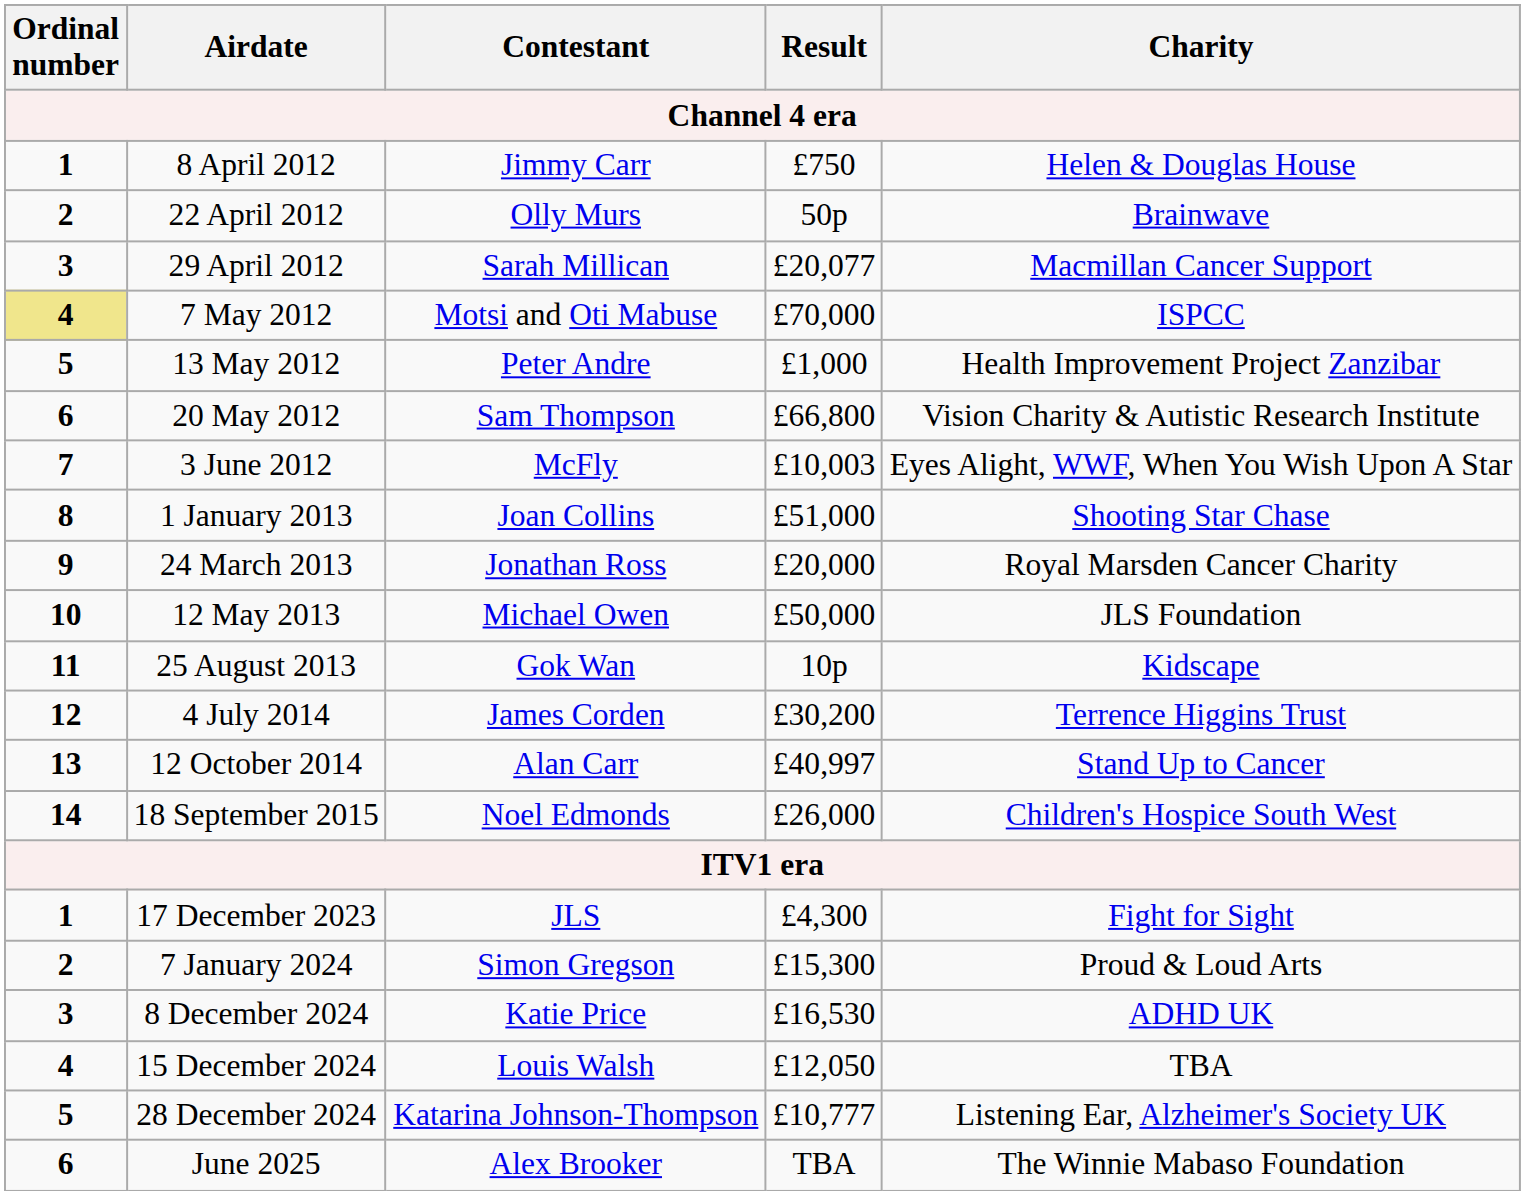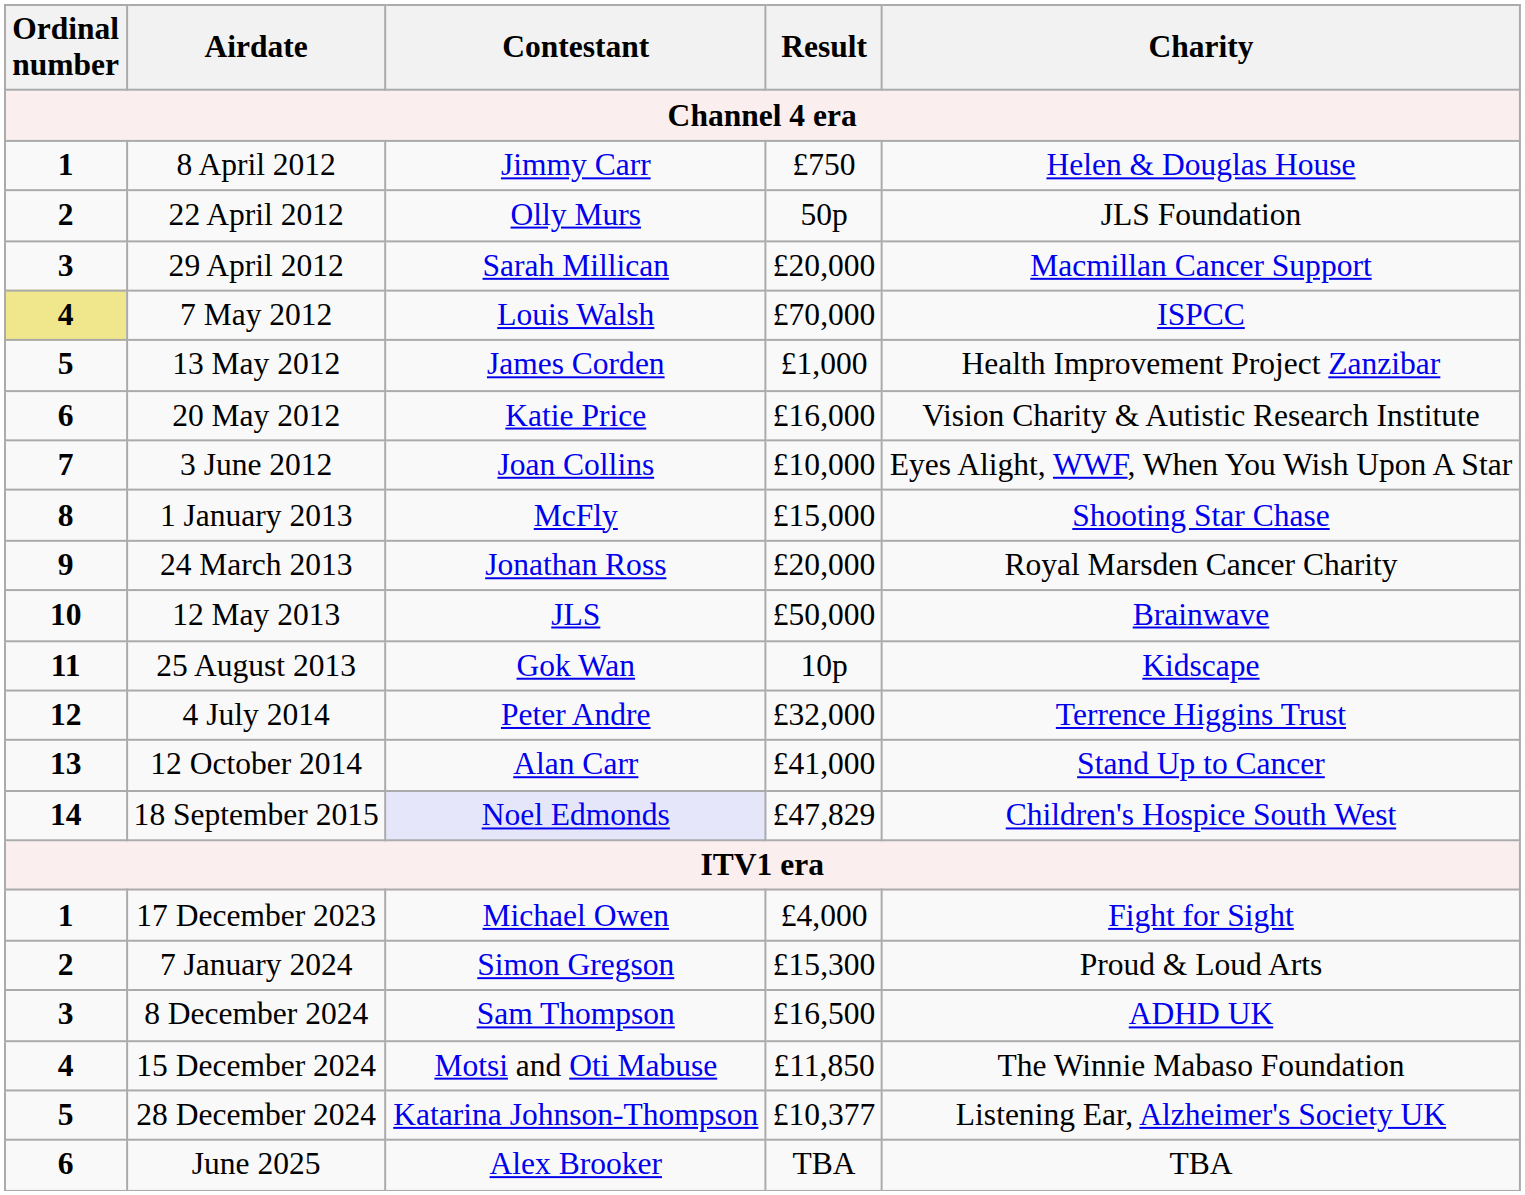(1201, 214) Brainwave -> (1201, 214) JLS Foundation
(824, 264) £20,077 -> (824, 264) £20,000
(576, 314) Motsi and Oti Mabuse -> (576, 314) Louis Walsh
(576, 364) Peter Andre -> (576, 364) James Corden
(576, 414) Sam Thompson -> (576, 414) Katie Price
(824, 414) £66,800 -> (824, 414) £16,000
(576, 464) McFly -> (576, 464) Joan Collins
(824, 464) £10,003 -> (824, 464) £10,000
(576, 514) Joan Collins -> (576, 514) McFly
(824, 514) £51,000 -> (824, 514) £15,000
(576, 614) Michael Owen -> (576, 614) JLS
(1201, 614) JLS Foundation -> (1201, 614) Brainwave
(576, 714) James Corden -> (576, 714) Peter Andre
(824, 714) £30,200 -> (824, 714) £32,000
(824, 764) £40,997 -> (824, 764) £41,000
(576, 814) no background -> (576, 814) lavender background
(824, 814) £26,000 -> (824, 814) £47,829
(576, 914) JLS -> (576, 914) Michael Owen
(824, 914) £4,300 -> (824, 914) £4,000
(576, 1014) Katie Price -> (576, 1014) Sam Thompson
(824, 1014) £16,530 -> (824, 1014) £16,500
(576, 1064) Louis Walsh -> (576, 1064) Motsi and Oti Mabuse
(824, 1064) £12,050 -> (824, 1064) £11,850
(1201, 1064) TBA -> (1201, 1064) The Winnie Mabaso Foundation
(824, 1114) £10,777 -> (824, 1114) £10,377
(1201, 1164) The Winnie Mabaso Foundation -> (1201, 1164) TBA
